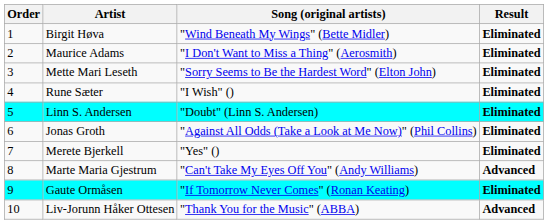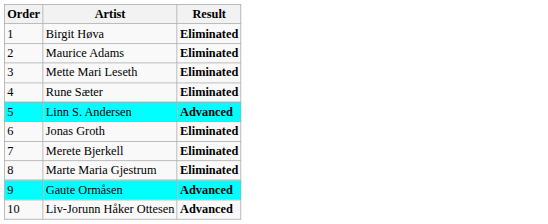- column: (328, 14)
(511, 111) Eliminated -> (206, 111) Advanced
(509, 170) Advanced -> (209, 170) Eliminated
(511, 190) Eliminated -> (206, 190) Advanced
